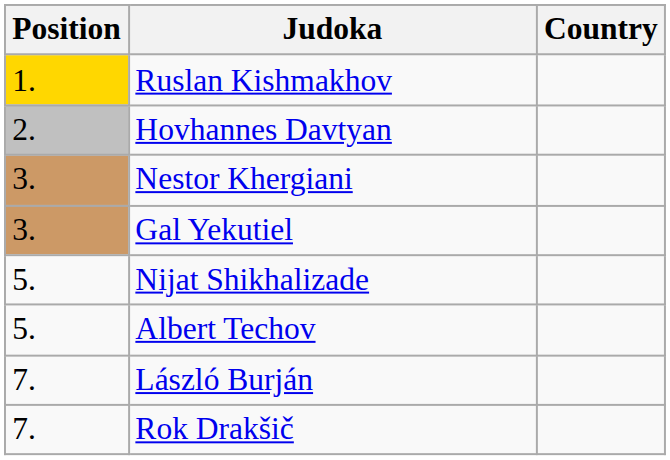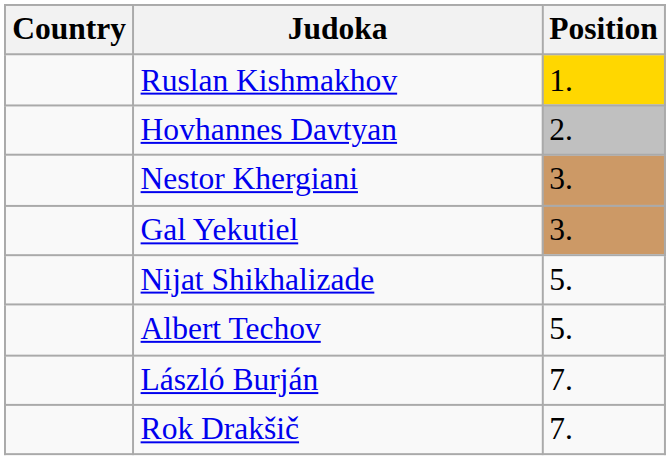columns swapped: (67, 29) <-> (601, 29)
